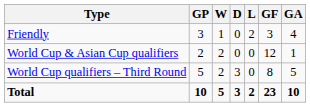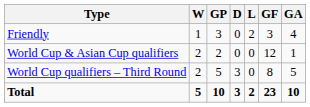columns swapped: (201, 14) <-> (221, 14)
